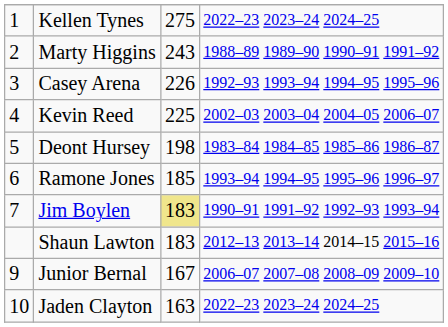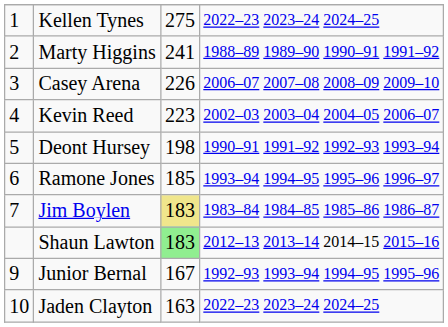(180, 52) 243 -> (180, 52) 241
(321, 83) 1992–93 1993–94 1994–95 1995–96 -> (321, 83) 2006–07 2007–08 2008–09 2009–10
(180, 115) 225 -> (180, 115) 223
(321, 147) 1983–84 1984–85 1985–86 1986–87 -> (321, 147) 1990–91 1991–92 1992–93 1993–94
(321, 210) 1990–91 1991–92 1992–93 1993–94 -> (321, 210) 1983–84 1984–85 1985–86 1986–87
(180, 242) no background -> (180, 242) lightgreen background
(321, 274) 2006–07 2007–08 2008–09 2009–10 -> (321, 274) 1992–93 1993–94 1994–95 1995–96
